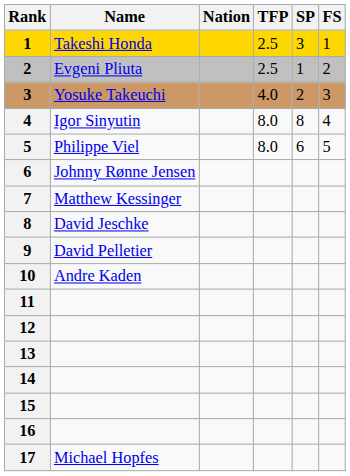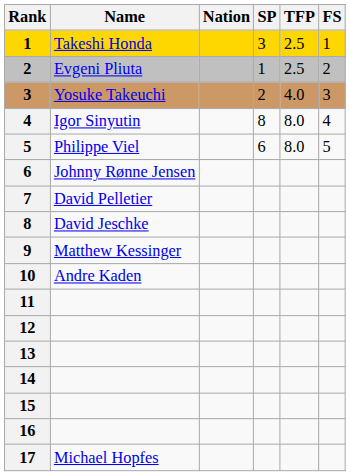columns swapped: (273, 17) <-> (305, 17)
(118, 198) Matthew Kessinger -> (103, 198) David Pelletier
(103, 250) David Pelletier -> (118, 250) Matthew Kessinger
